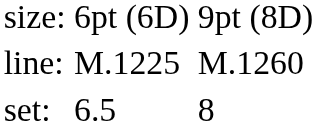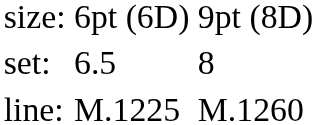rows swapped: (27, 109) <-> (34, 63)
